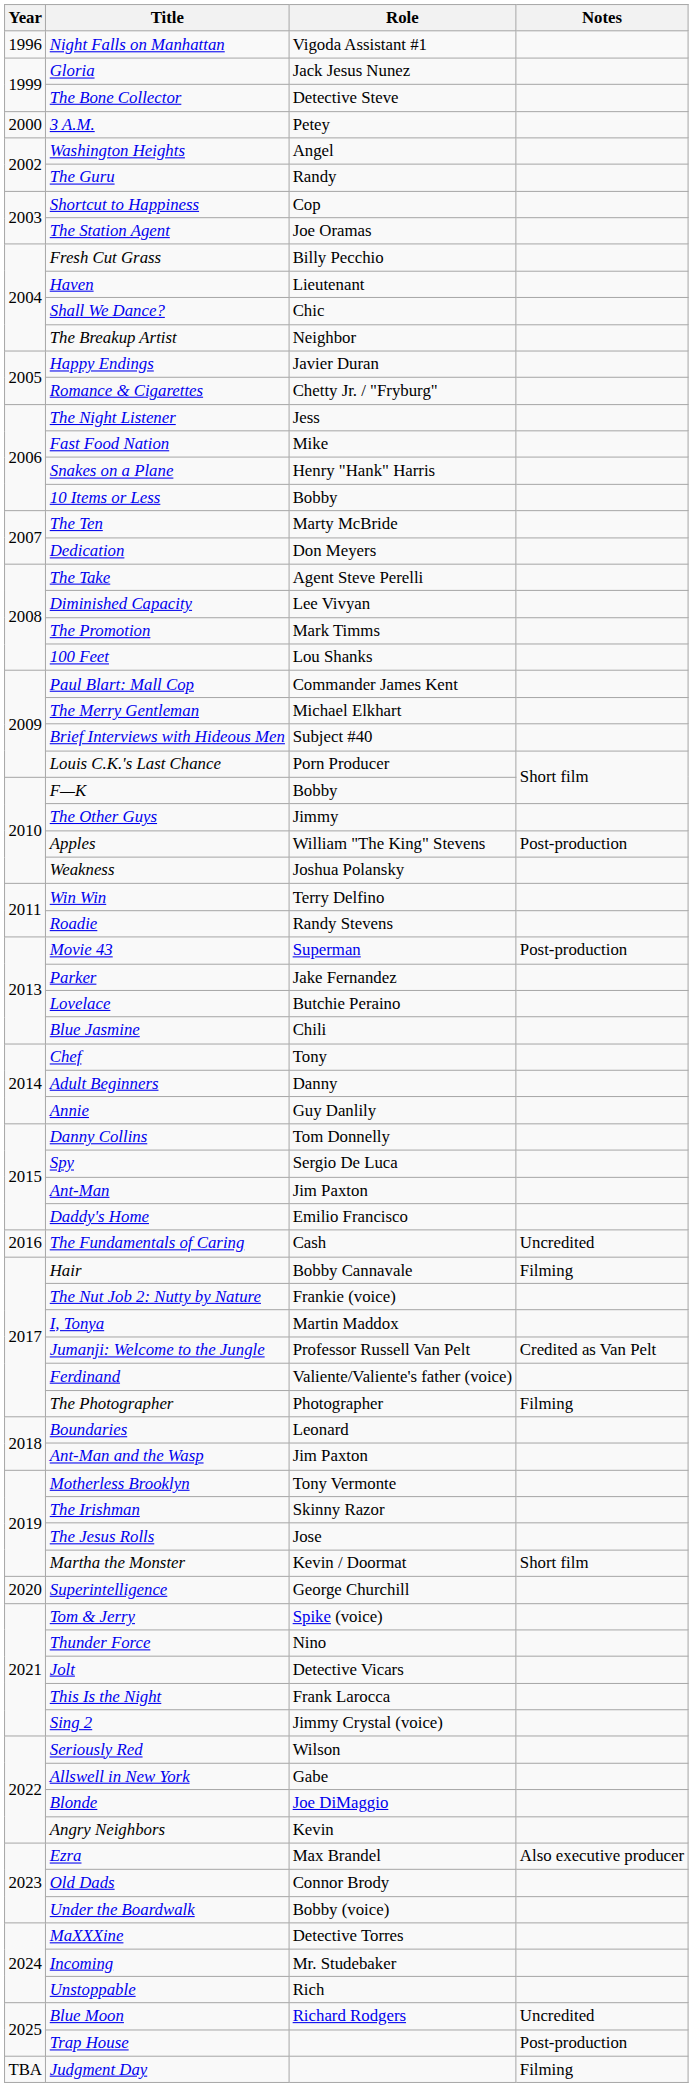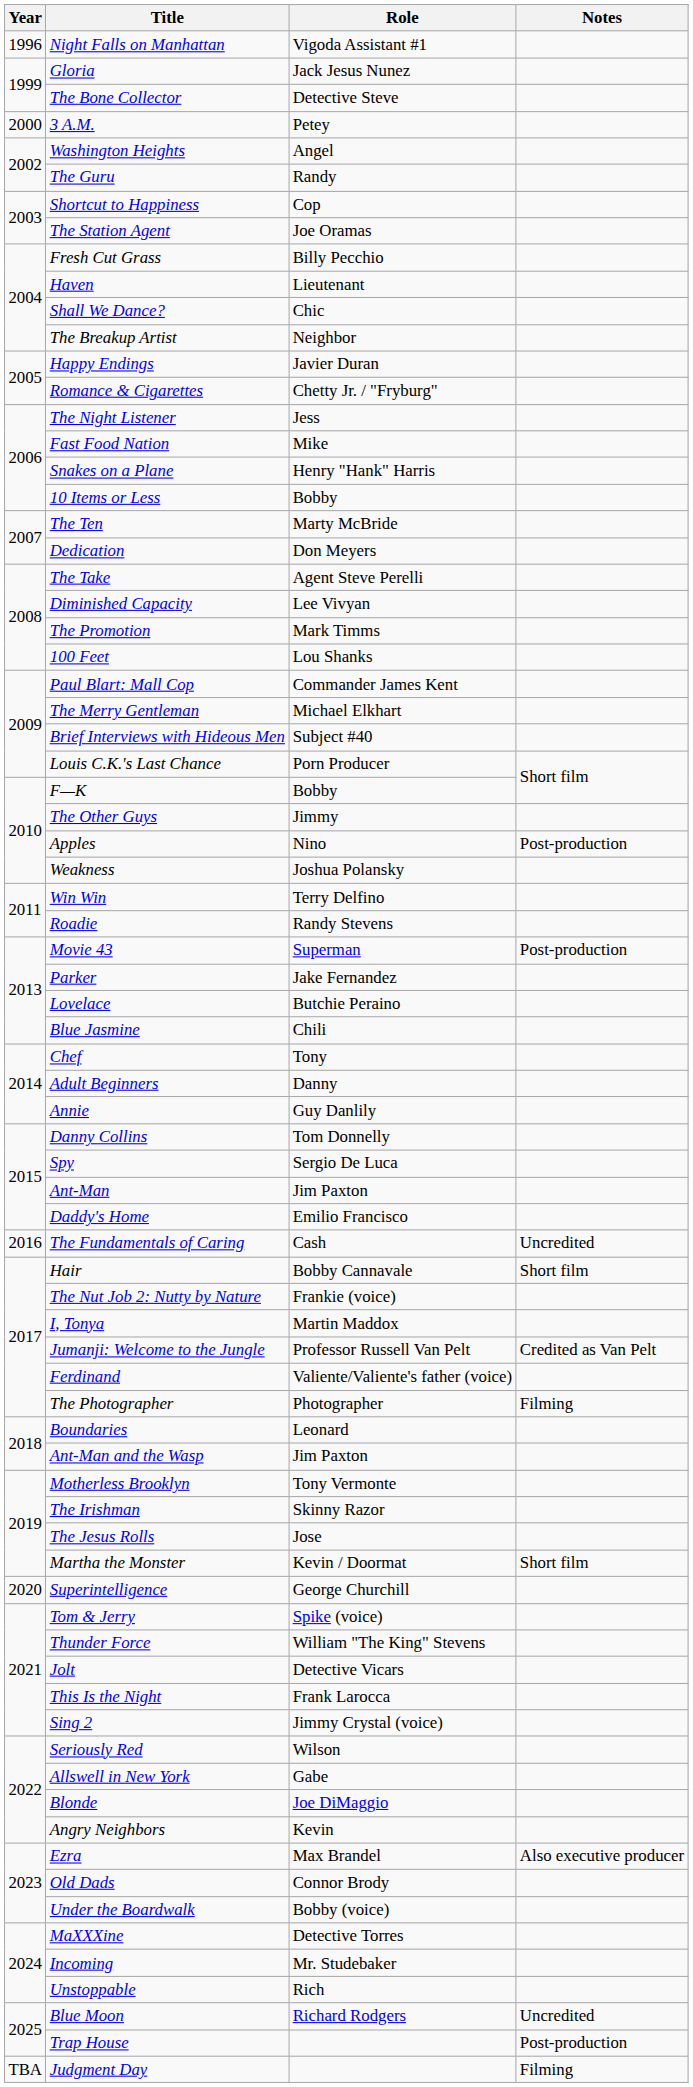(389, 843) William "The King" Stevens -> (309, 843) Nino
(546, 1270) Filming -> (554, 1270) Short film
(309, 1643) Nino -> (389, 1643) William "The King" Stevens
